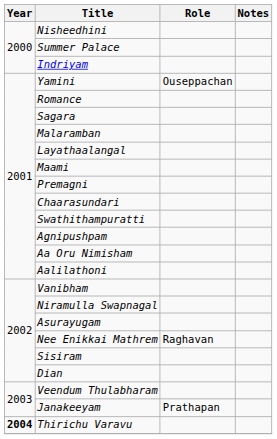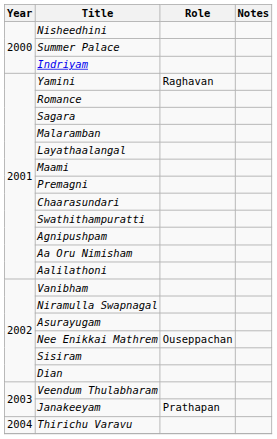(198, 82) Ouseppachan -> (188, 82) Raghavan
(188, 339) Raghavan -> (198, 339) Ouseppachan
(20, 425) bold -> (20, 425) normal
